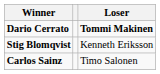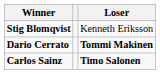rows swapped: (38, 28) <-> (39, 45)
(109, 61) normal -> (110, 61) bold
